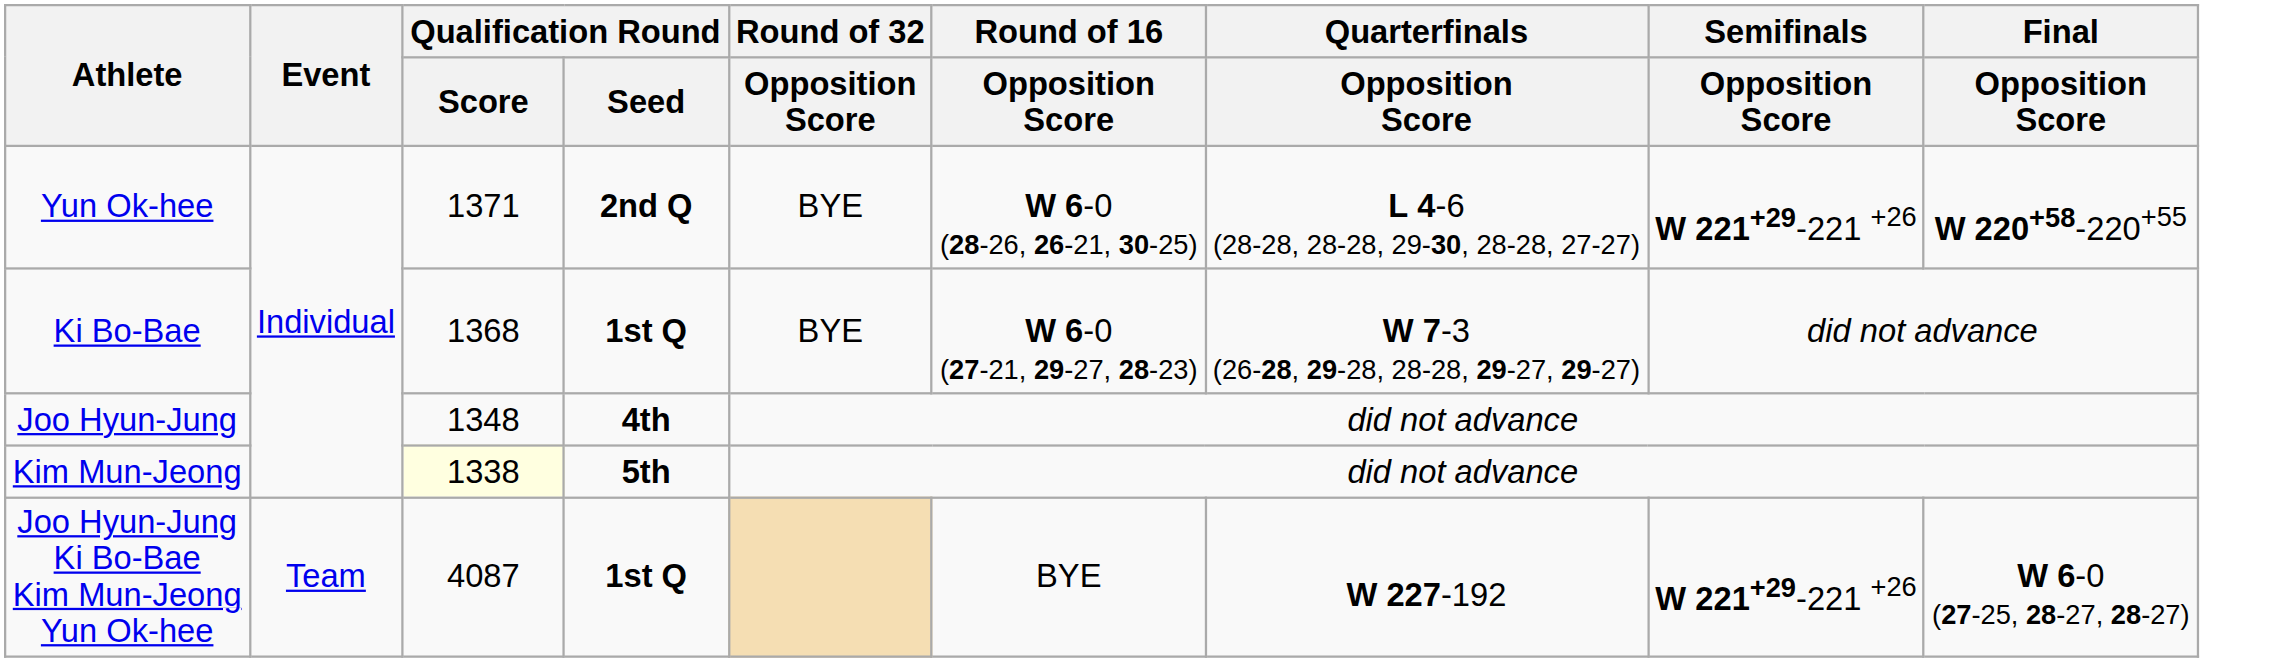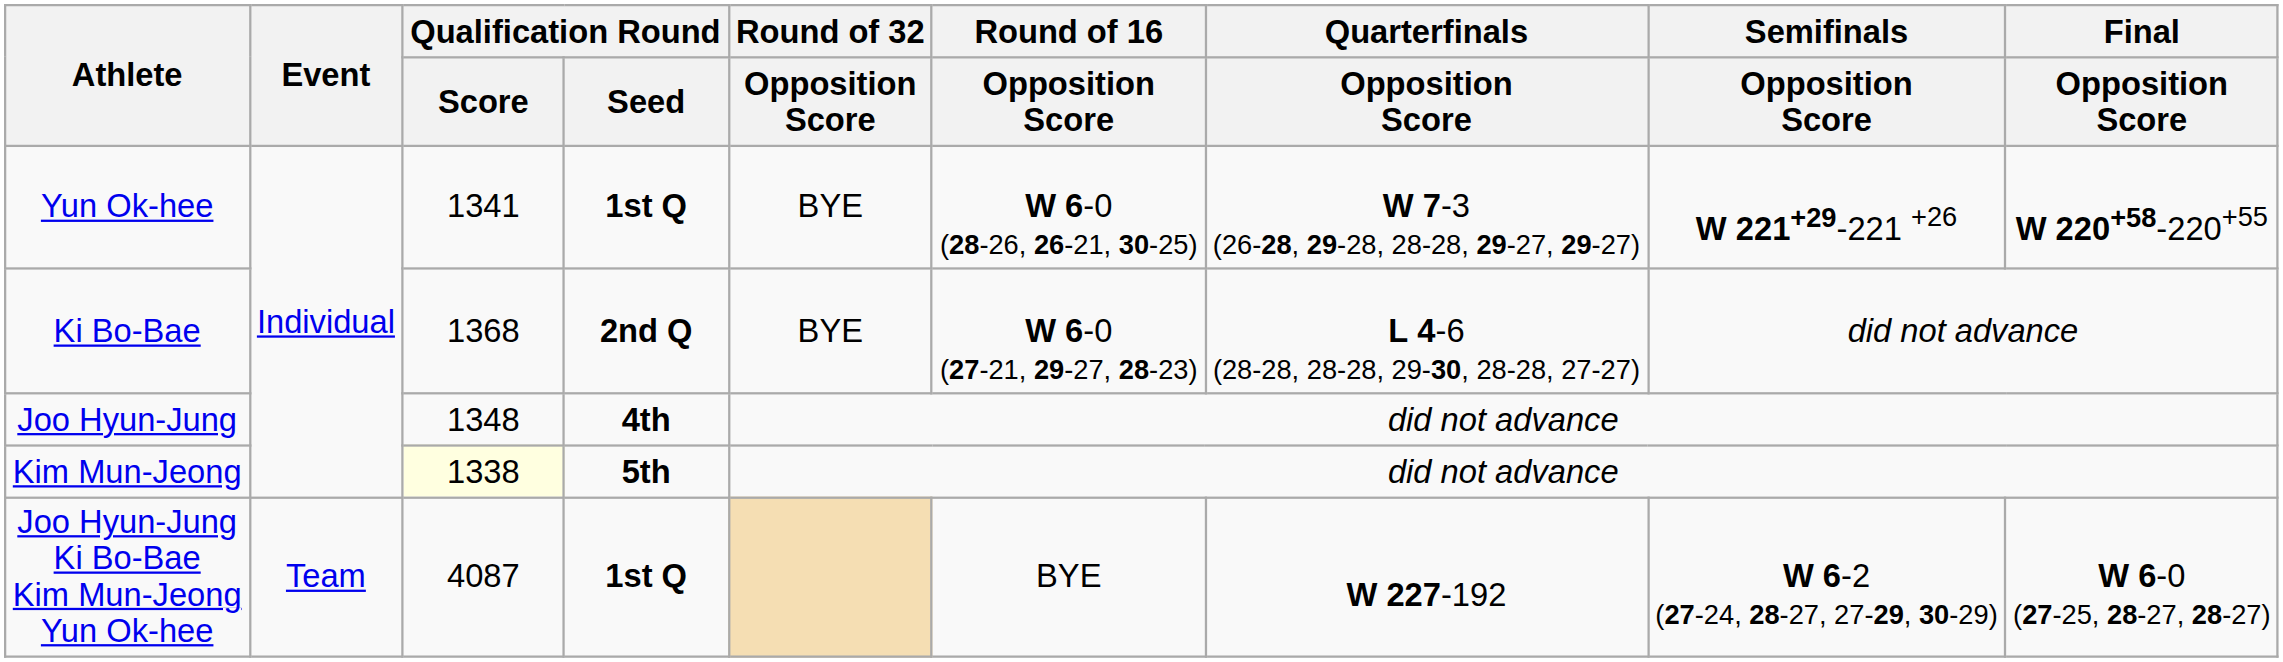(483, 207) 1371 -> (483, 207) 1341
(646, 207) 2nd Q -> (646, 207) 1st Q
(1426, 225) L 4-6 (28-28, 28-28, 29-30, 28-28, 27-27) -> (1426, 225) W 7-3 (26-28, 29-28, 28-28, 29-27, 29-27)
(646, 332) 1st Q -> (646, 332) 2nd Q
(1426, 350) W 7-3 (26-28, 29-28, 28-28, 29-27, 29-27) -> (1426, 350) L 4-6 (28-28, 28-28, 29-30, 28-28, 27-27)
(1786, 595) W 221+29-221 +26 -> (1827, 595) W 6-2 (27-24, 28-27, 27-29, 30-29)
